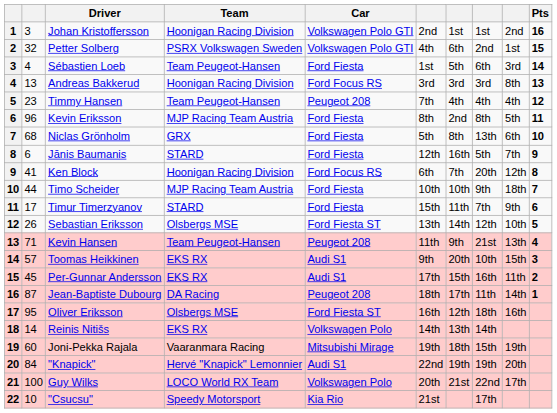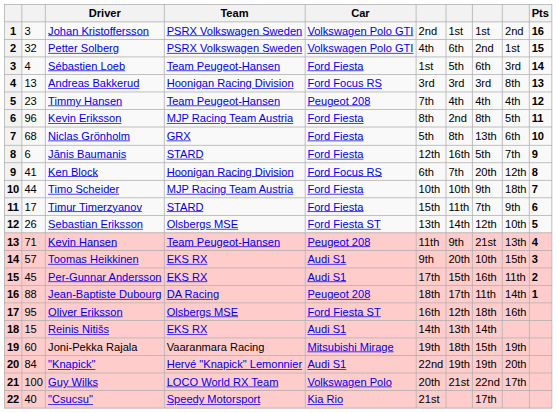(230, 31) Hoonigan Racing Division -> (234, 31) PSRX Volkswagen Sweden
(31, 294) 87 -> (31, 294) 88
(31, 330) 14 -> (31, 330) 15
(350, 330) Volkswagen Polo -> (327, 330) Audi S1
(31, 400) 10 -> (31, 400) 40
